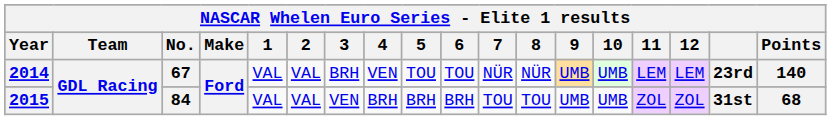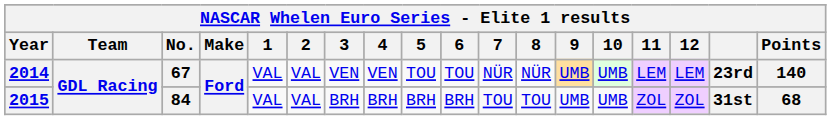(344, 72) BRH -> (344, 72) VEN
(344, 100) VEN -> (344, 100) BRH
